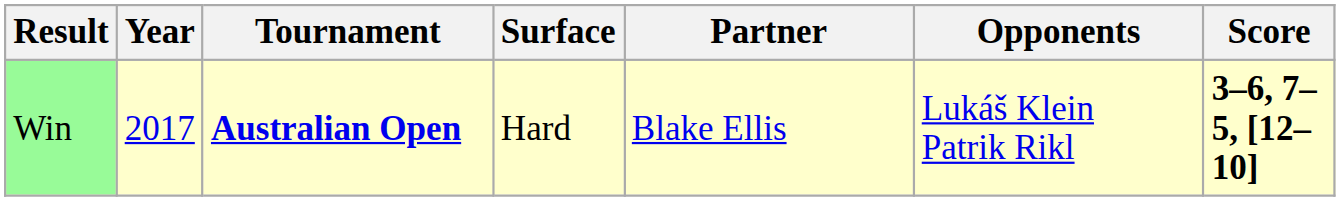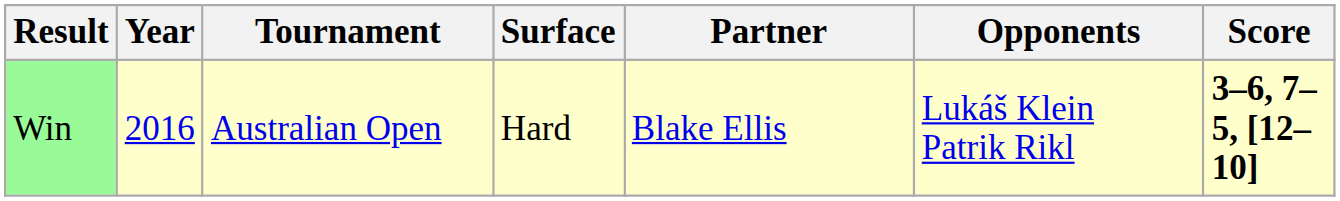(160, 127) 2017 -> (160, 127) 2016
(336, 127) bold -> (326, 127) normal
